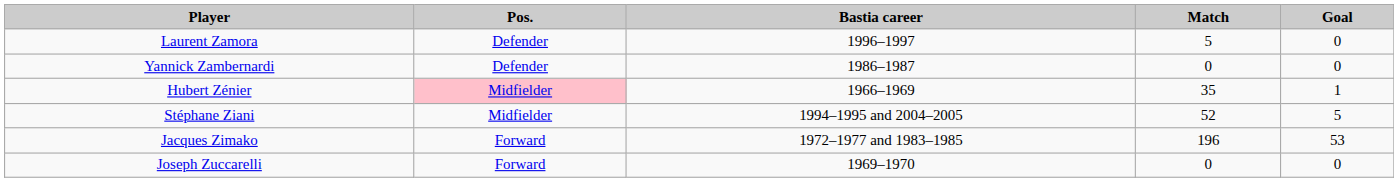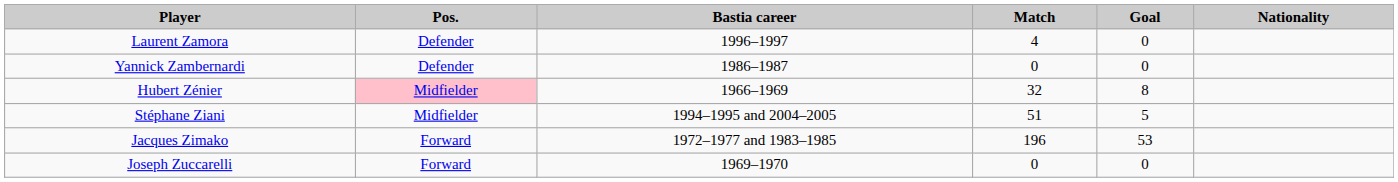+ column: (1294, 16)
(1208, 41) 5 -> (1035, 41) 4
(1208, 90) 35 -> (1035, 90) 32
(1337, 90) 1 -> (1145, 90) 8
(1208, 115) 52 -> (1035, 115) 51
